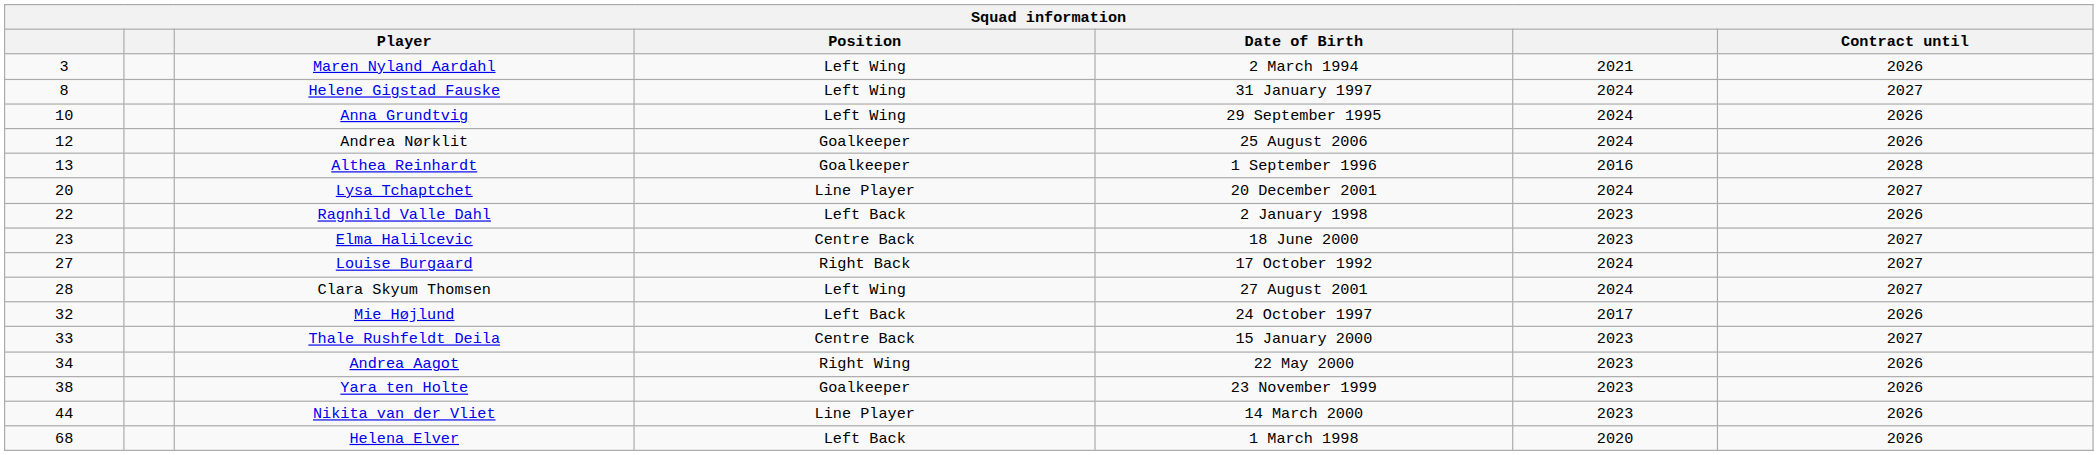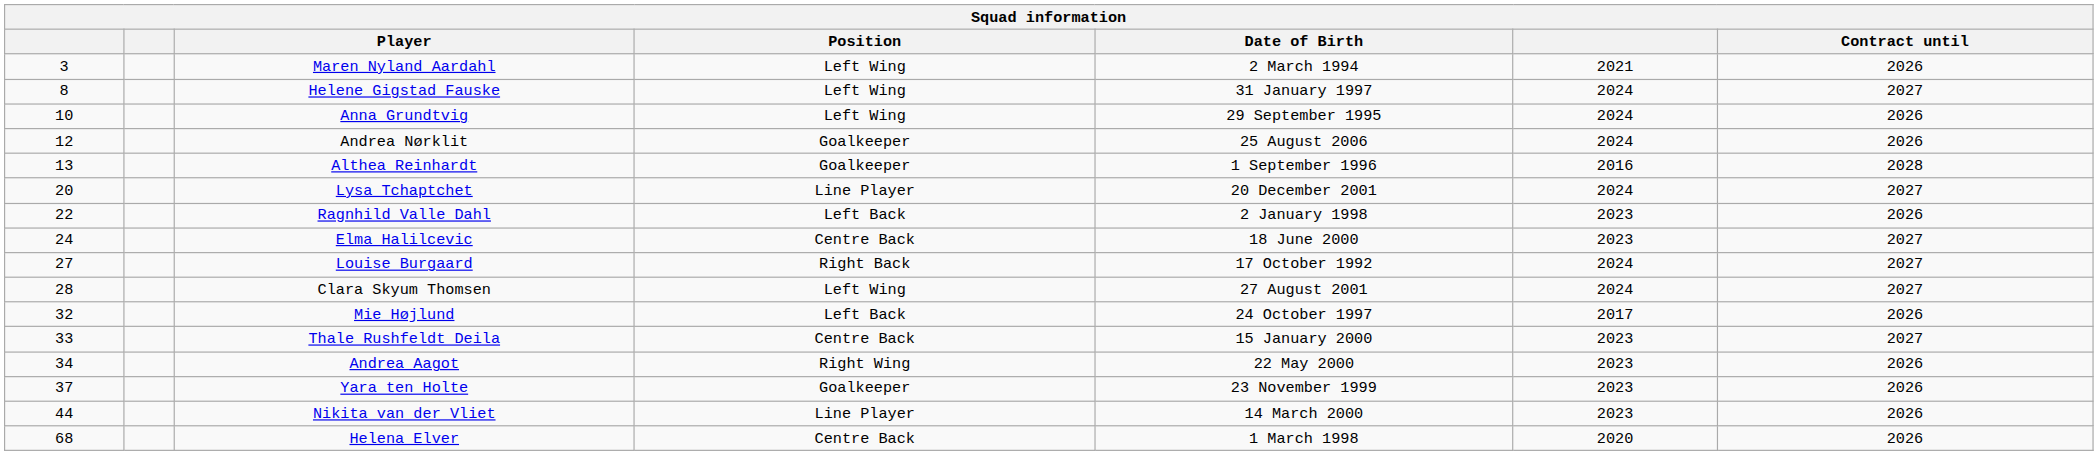(64, 240) 23 -> (64, 240) 24
(64, 389) 38 -> (64, 389) 37
(865, 438) Left Back -> (865, 438) Centre Back
